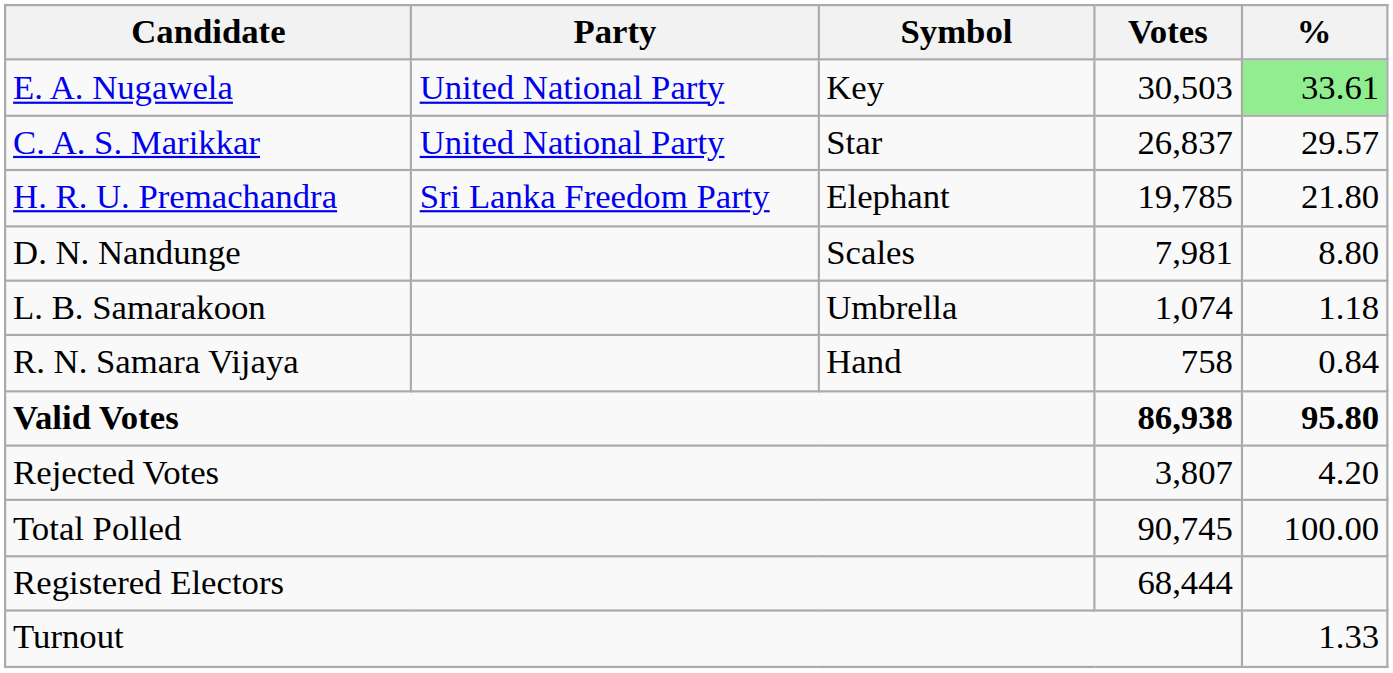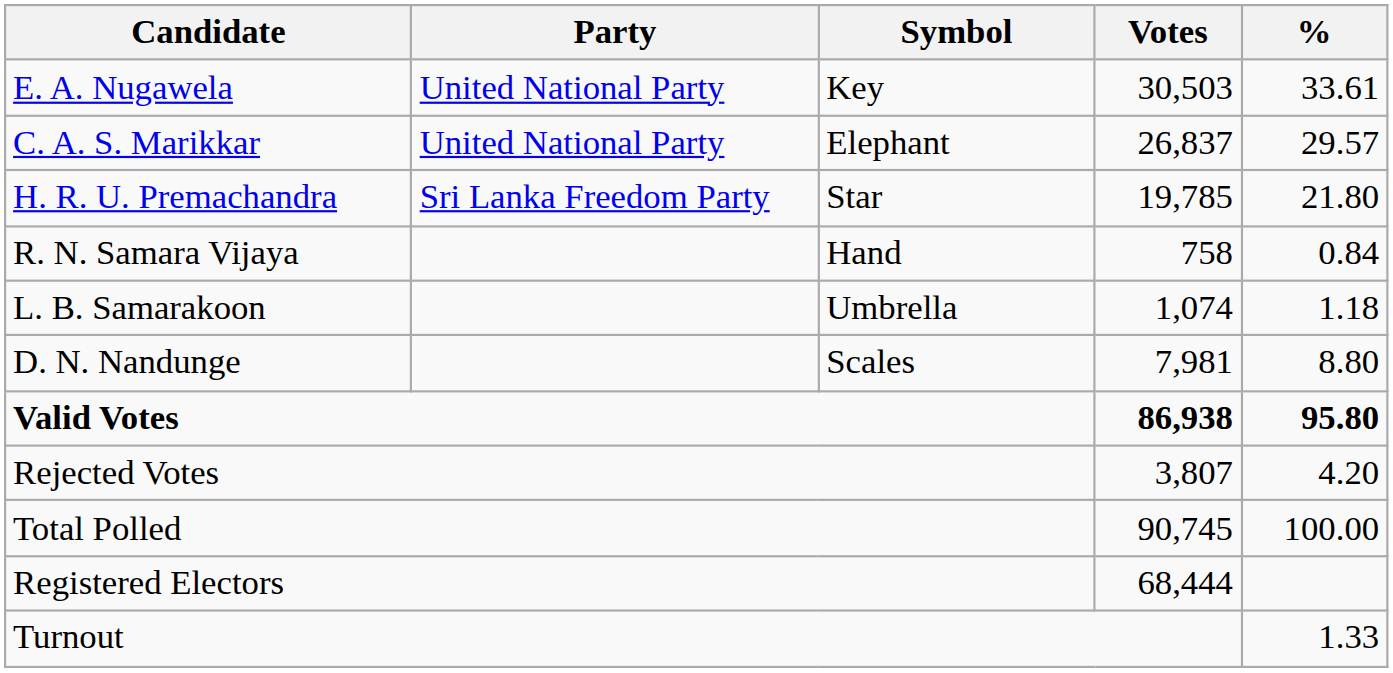(1340, 87) lightgreen background -> (1340, 87) no background
(854, 142) Star -> (888, 142) Elephant
(888, 197) Elephant -> (854, 197) Star
rows swapped: (127, 252) <-> (156, 362)
